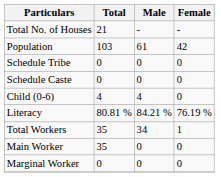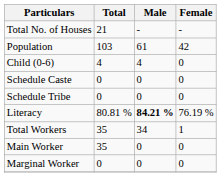rows swapped: (30, 96) <-> (39, 63)
(154, 113) normal -> (155, 113) bold
